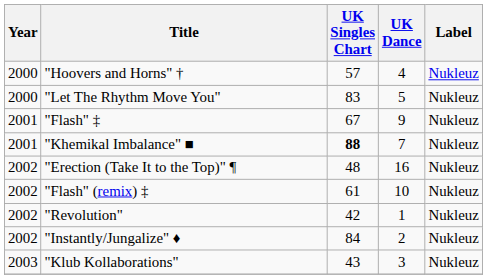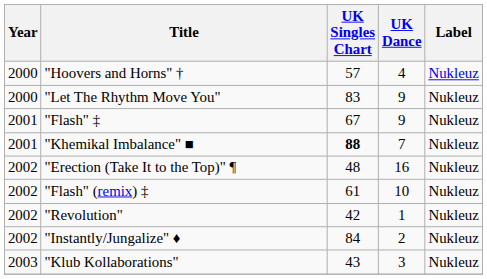(402, 96) 5 -> (402, 96) 9
